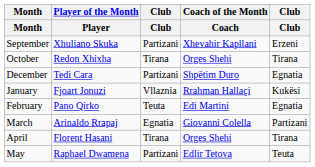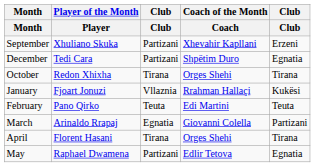rows swapped: (23, 59) <-> (27, 75)
(287, 106) Egnatia -> (283, 106) Teuta
(283, 153) Teuta -> (287, 153) Egnatia
